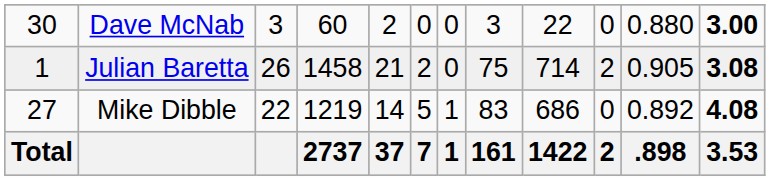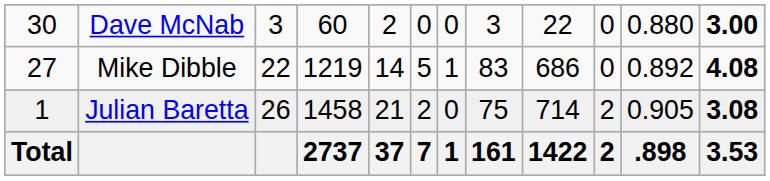rows swapped: (167, 68) <-> (167, 110)
